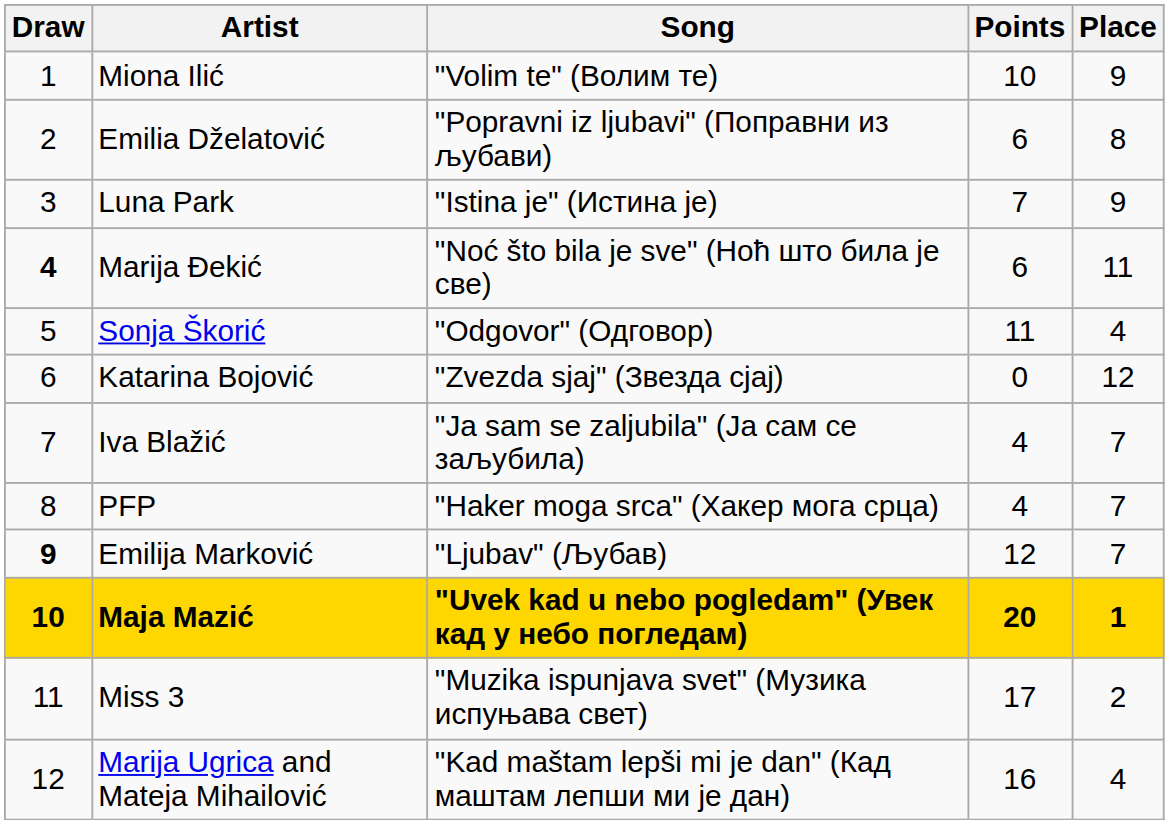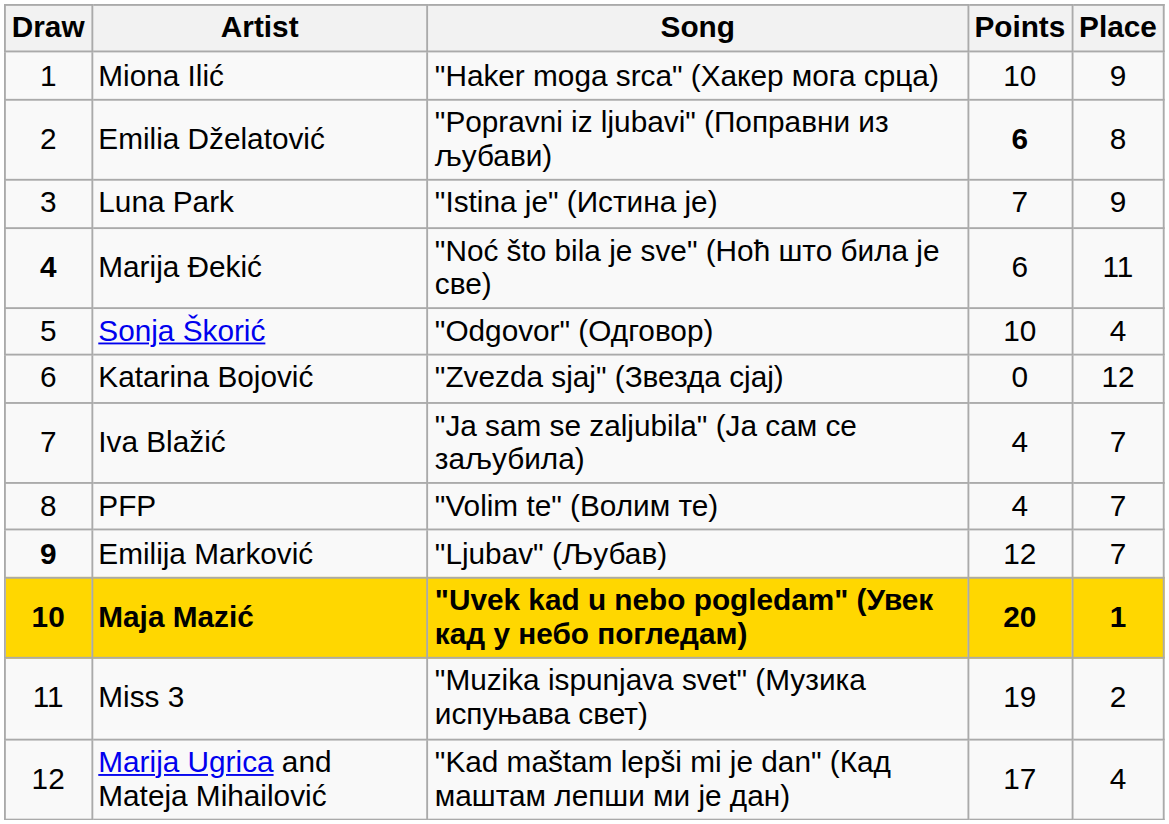(577, 75) "Volim te" (Волим те) -> (687, 75) "Haker moga srca" (Хакер мога срца)
(1020, 139) normal -> (1020, 139) bold
(1020, 331) 11 -> (1020, 331) 10
(687, 506) "Haker moga srca" (Хакер мога срца) -> (577, 506) "Volim te" (Волим те)
(1020, 697) 17 -> (1020, 697) 19
(1020, 778) 16 -> (1020, 778) 17
